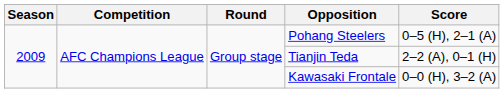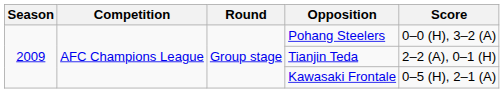(449, 35) 0–5 (H), 2–1 (A) -> (449, 35) 0–0 (H), 3–2 (A)
(449, 77) 0–0 (H), 3–2 (A) -> (449, 77) 0–5 (H), 2–1 (A)
